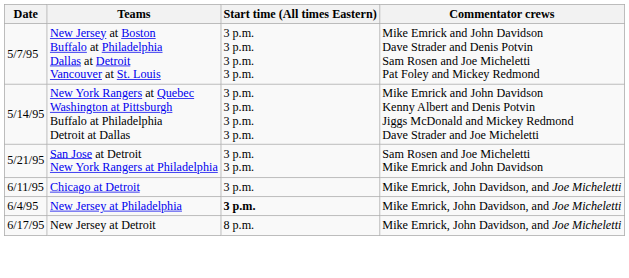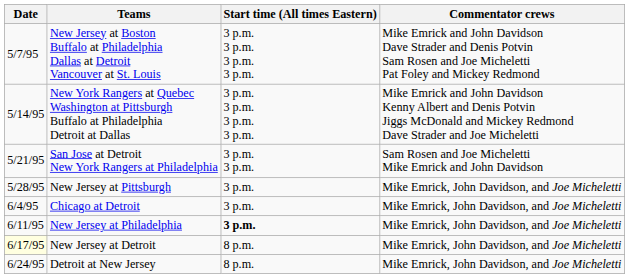+ row: (110, 187)
(26, 187) 6/11/95 -> (23, 206) 6/4/95
(23, 206) 6/4/95 -> (26, 225) 6/11/95
(26, 225) no background -> (26, 244) lightyellow background
+ row: (103, 264)
